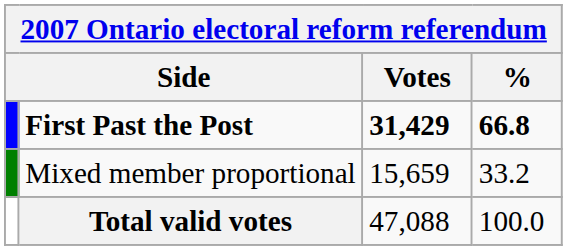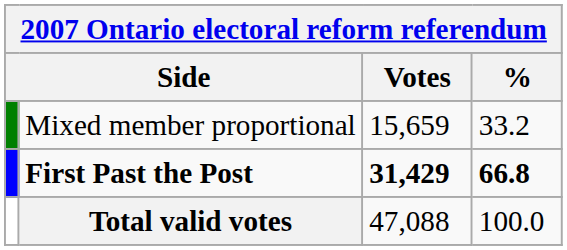rows swapped: (139, 124) <-> (191, 173)
